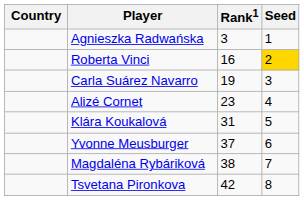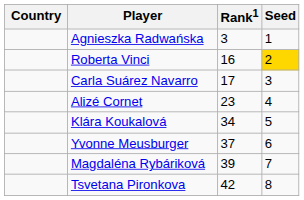(228, 80) 19 -> (228, 80) 17
(228, 122) 31 -> (228, 122) 34
(228, 164) 38 -> (228, 164) 39
